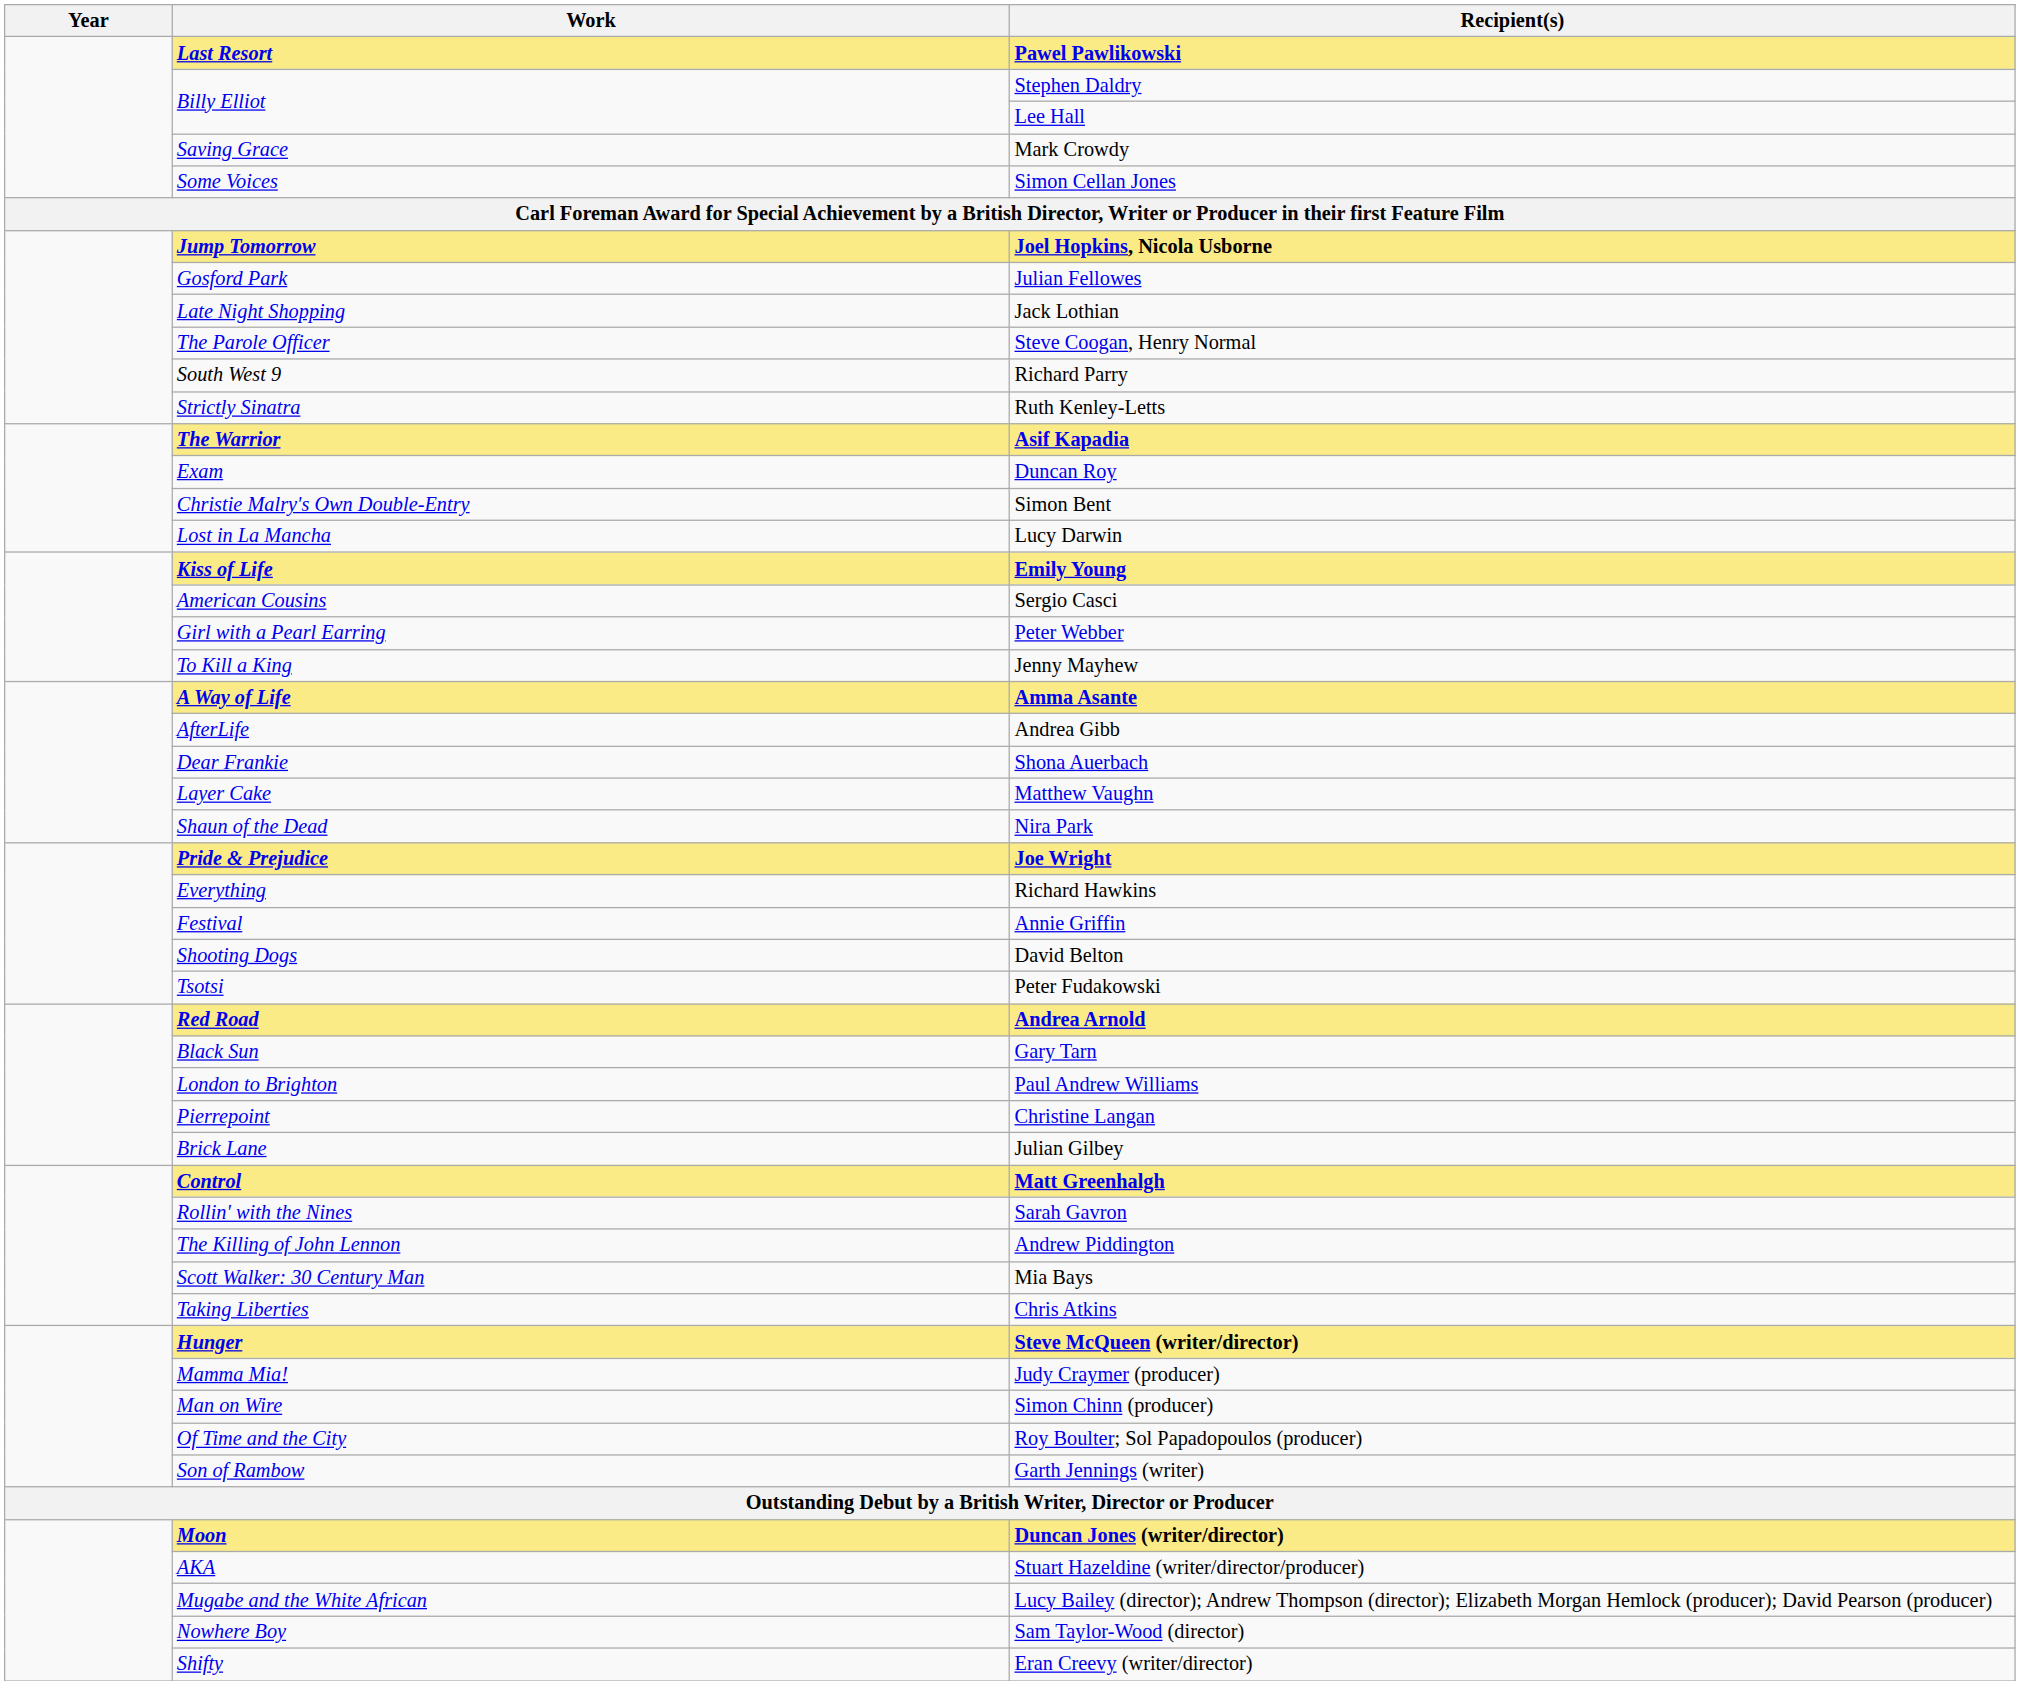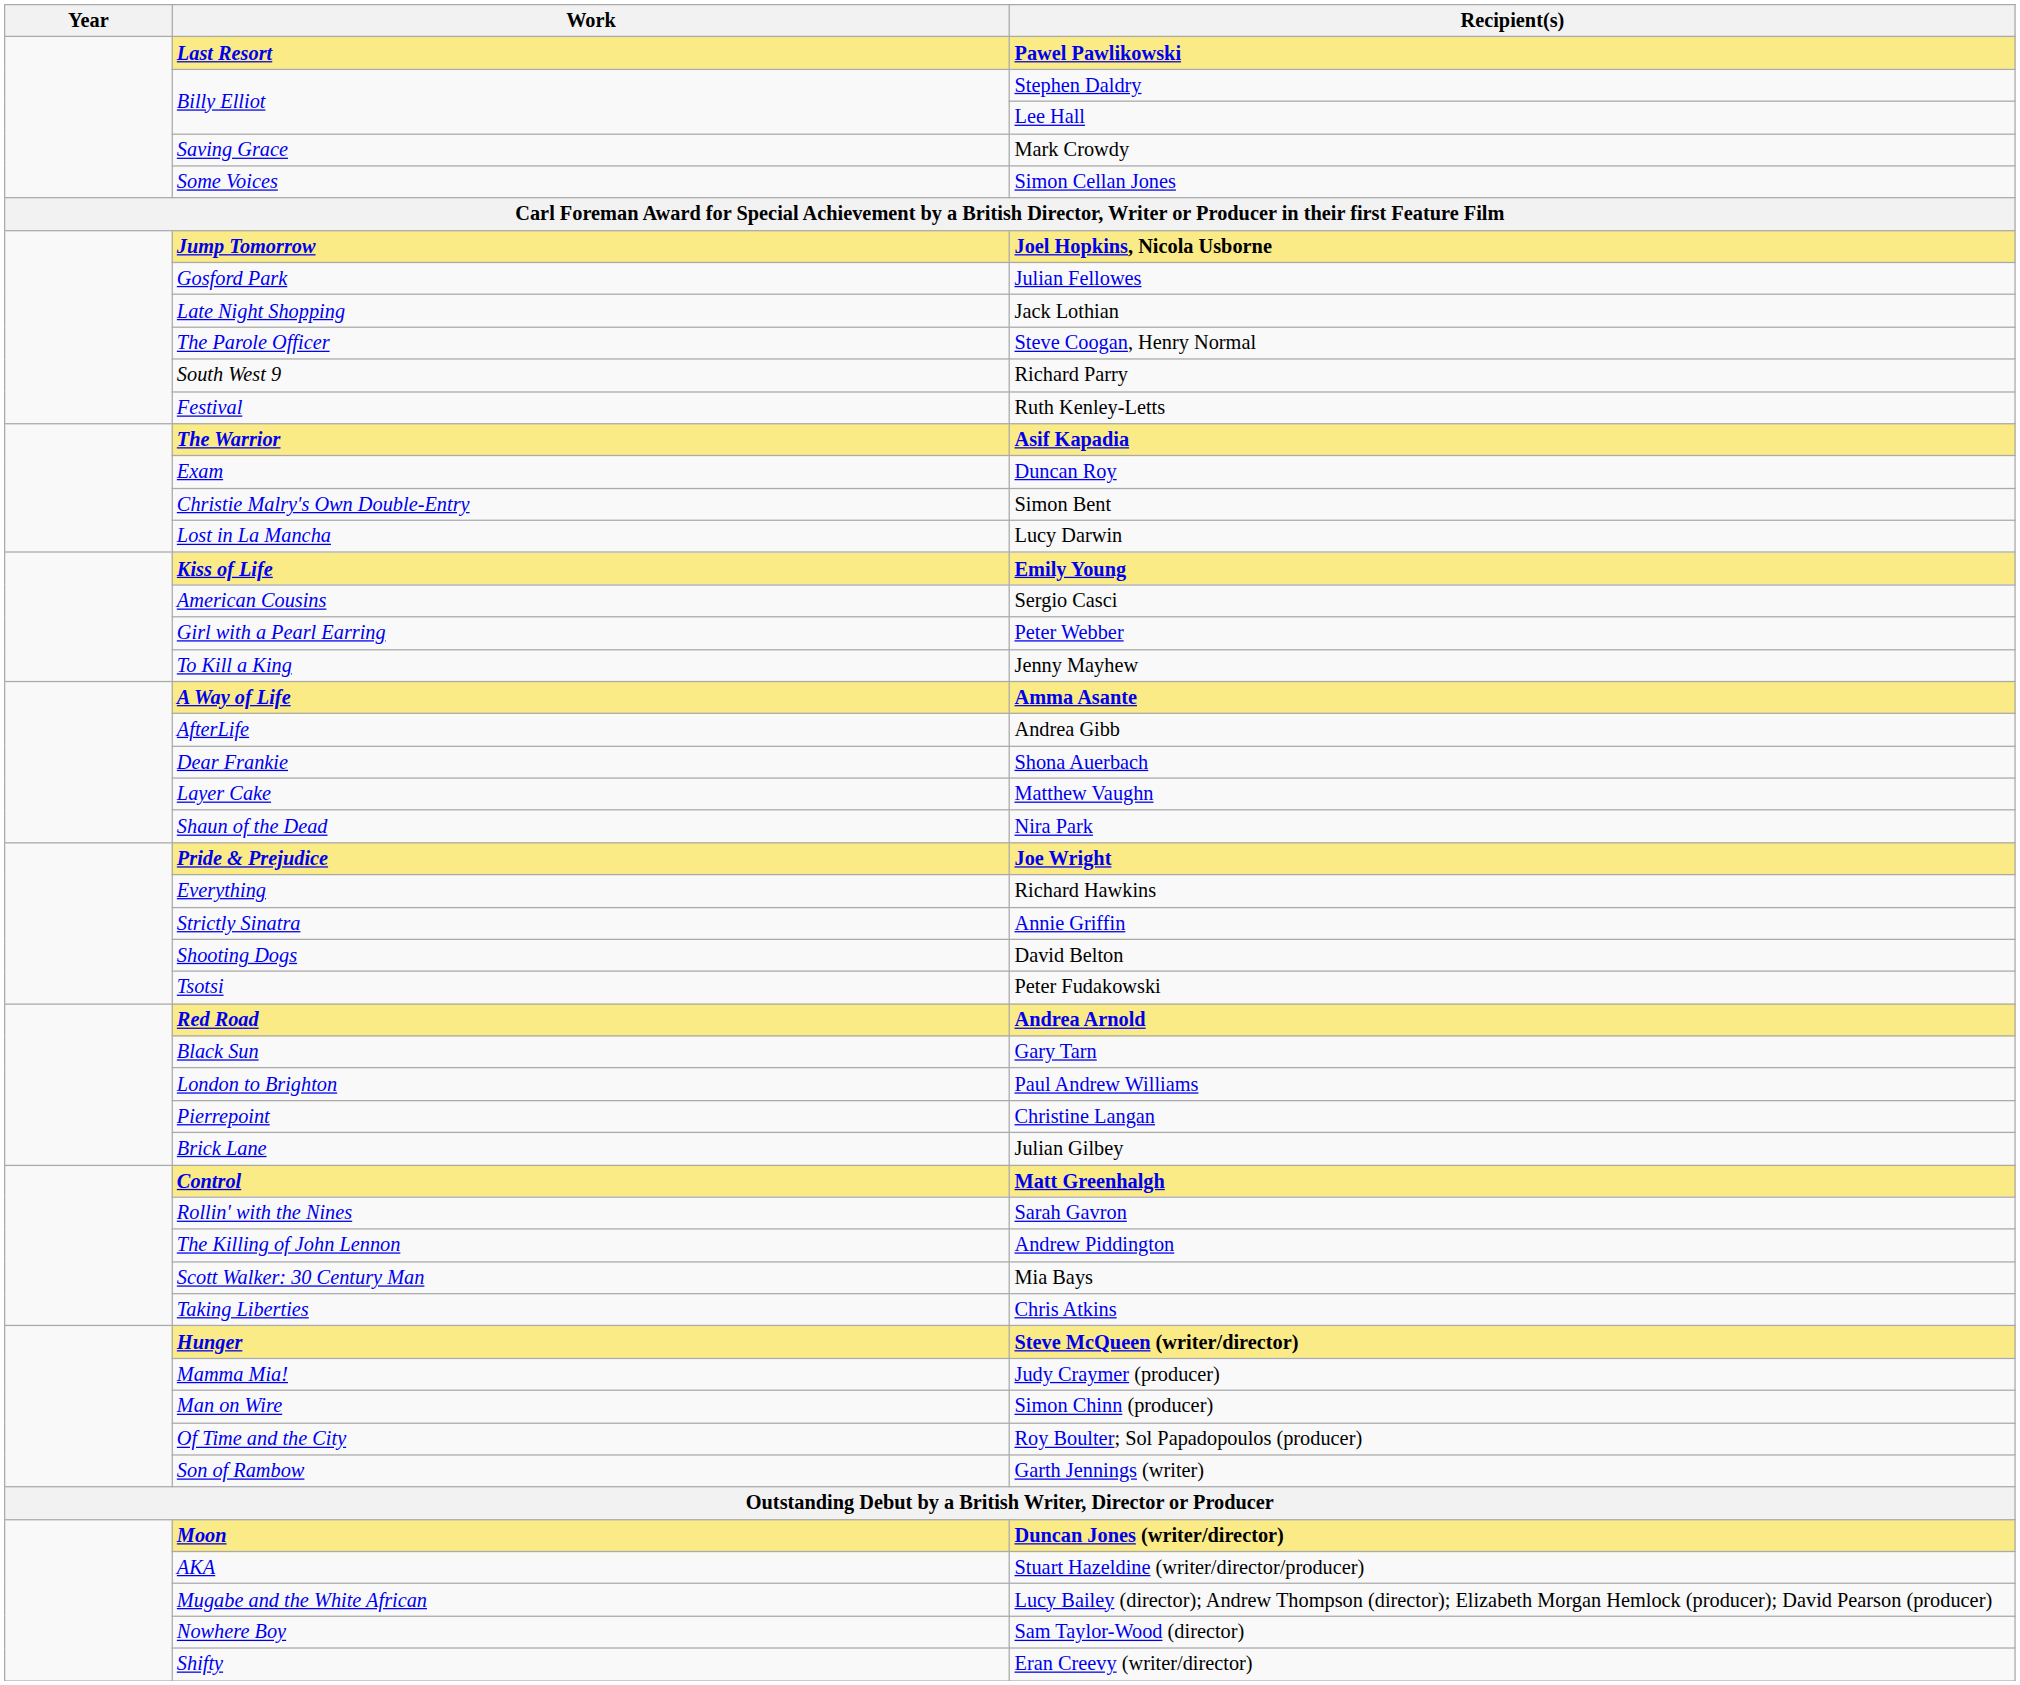(239, 407) Strictly Sinatra -> (210, 407) Festival
(210, 922) Festival -> (239, 922) Strictly Sinatra
